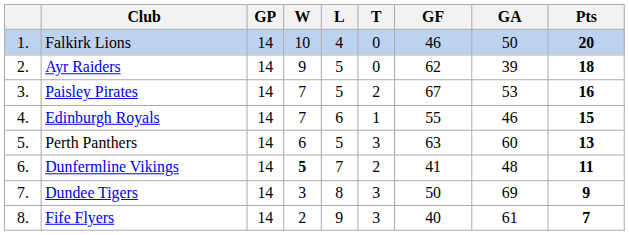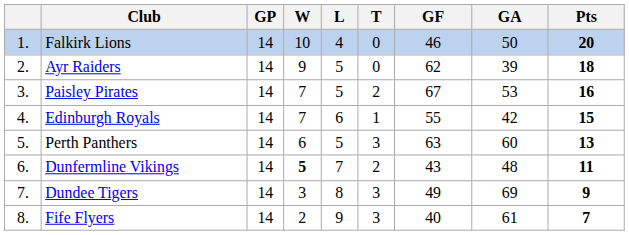(510, 117) 46 -> (510, 117) 42
(433, 167) 41 -> (433, 167) 43
(433, 192) 50 -> (433, 192) 49
